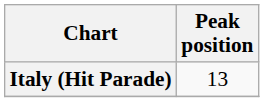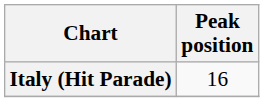(217, 79) 13 -> (217, 79) 16
